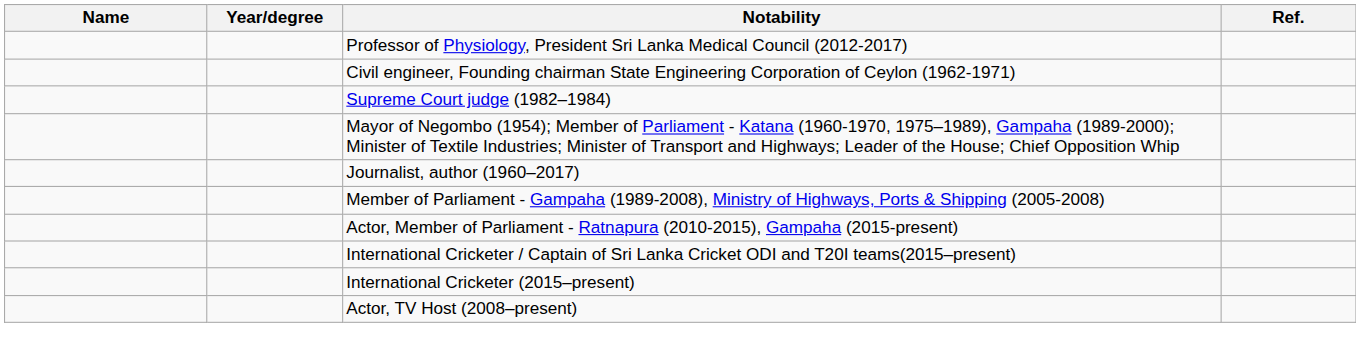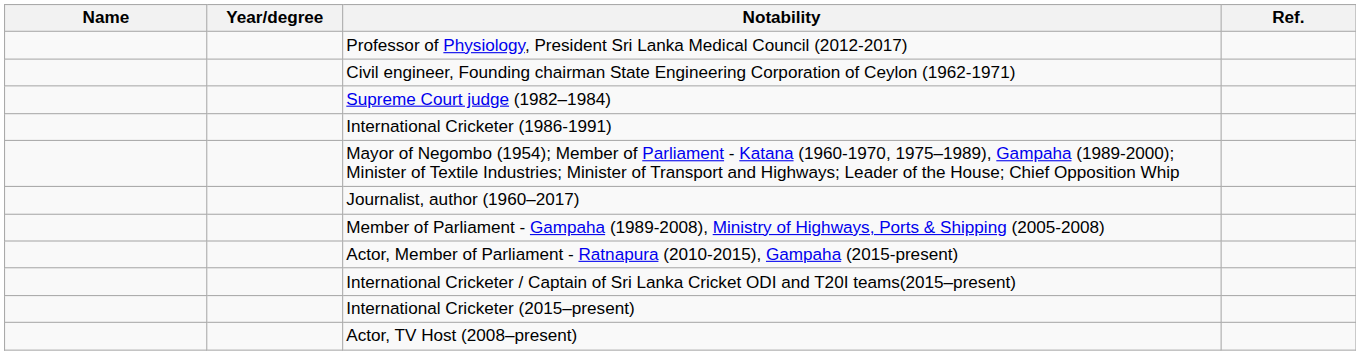+ row: (479, 126)
